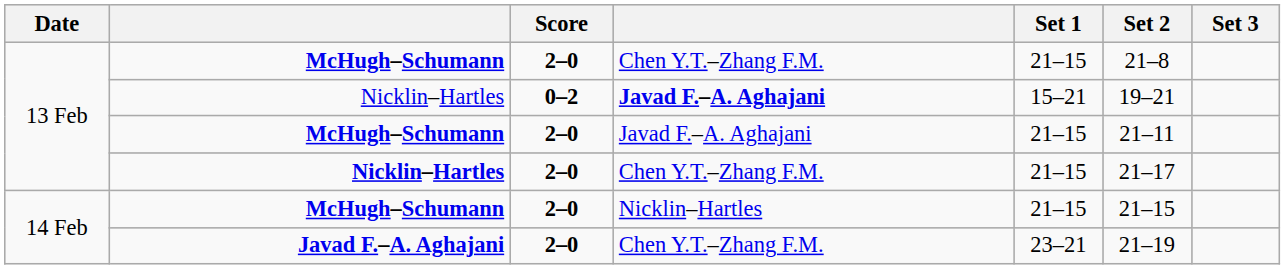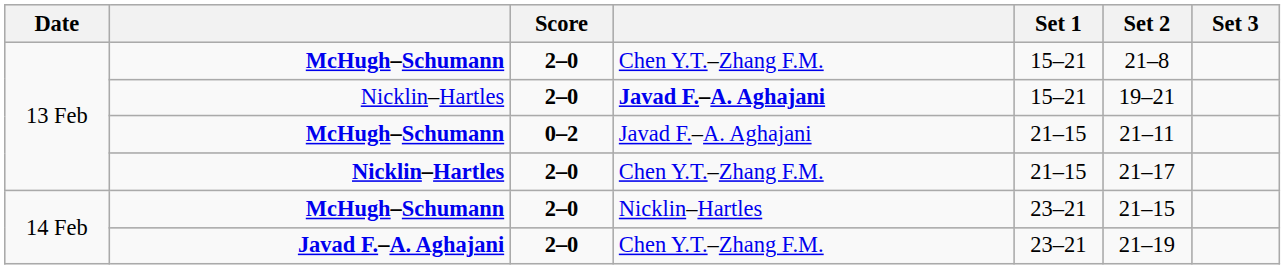(1058, 60) 21–15 -> (1058, 60) 15–21
(562, 97) 0–2 -> (562, 97) 2–0
(562, 134) 2–0 -> (562, 134) 0–2
(1058, 208) 21–15 -> (1058, 208) 23–21
